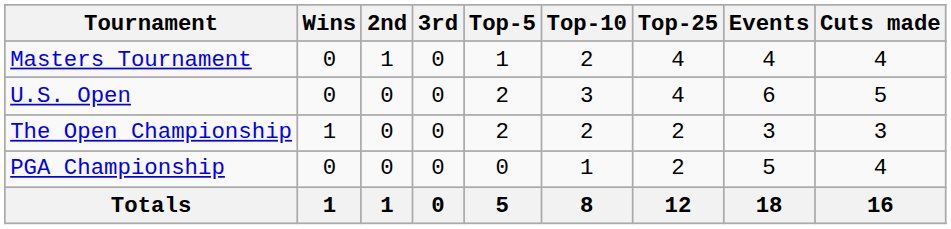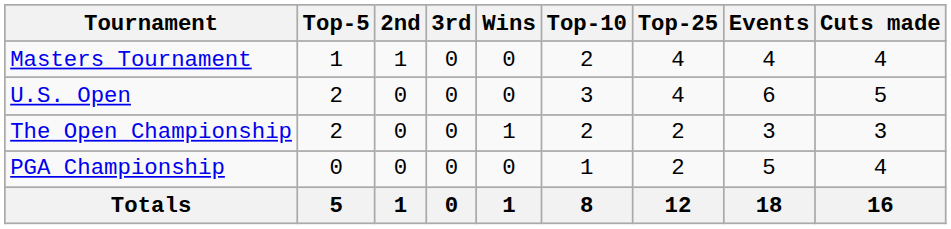columns swapped: (329, 23) <-> (502, 23)
